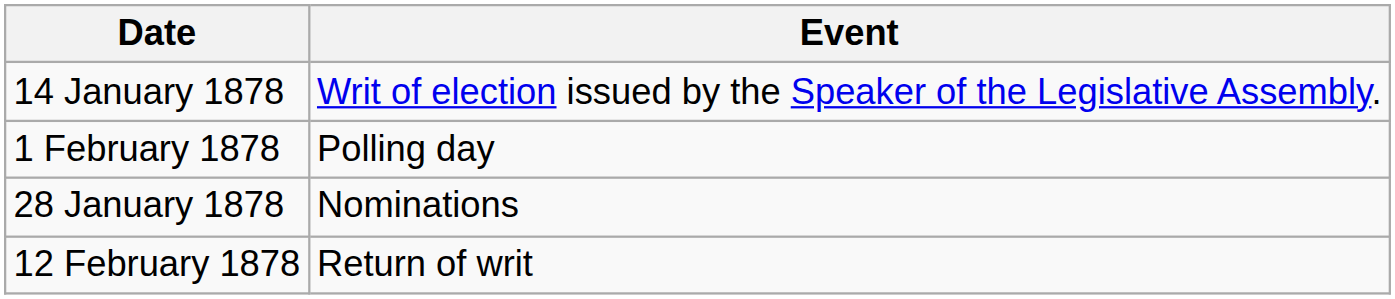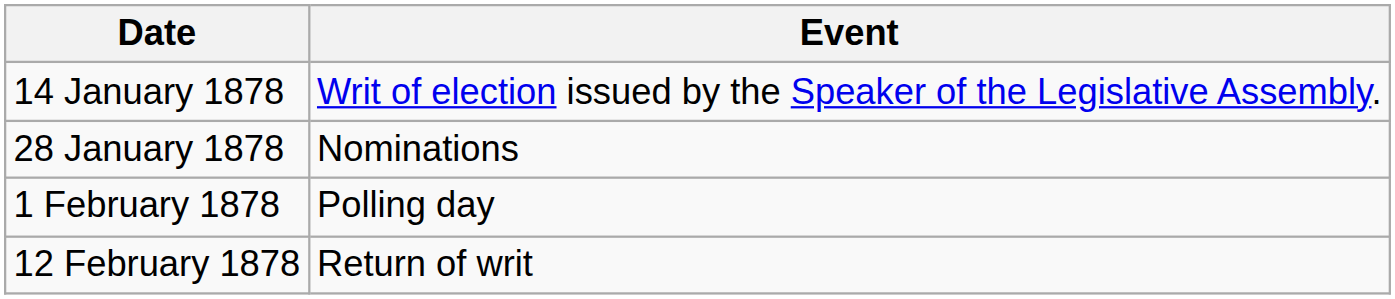rows swapped: (149, 206) <-> (147, 148)
